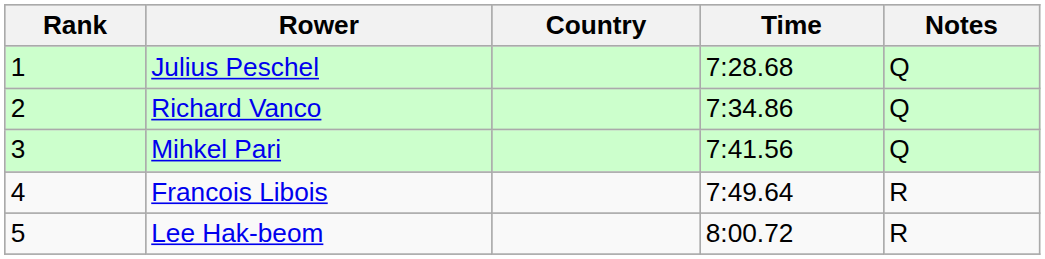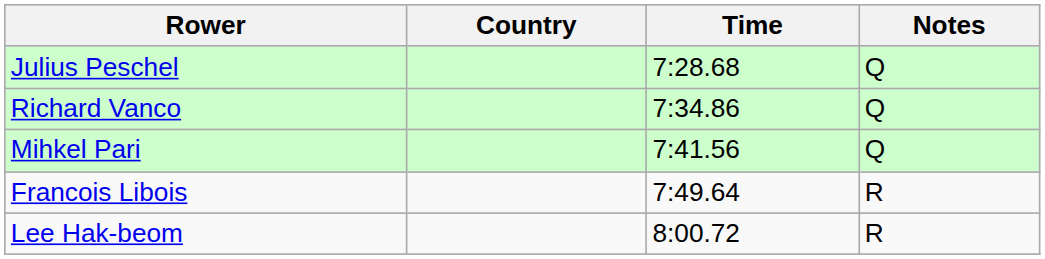- column: (75, 25)
